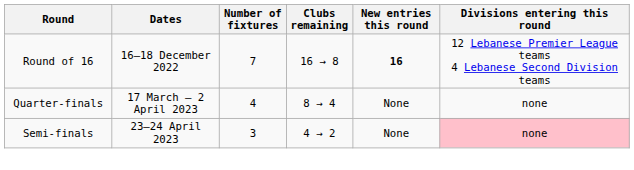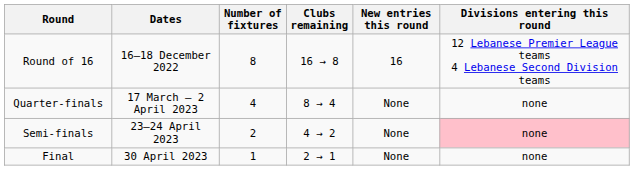(253, 61) 7 -> (253, 61) 8
(396, 61) bold -> (396, 61) normal
(253, 133) 3 -> (253, 133) 2
+ row: (58, 156)
